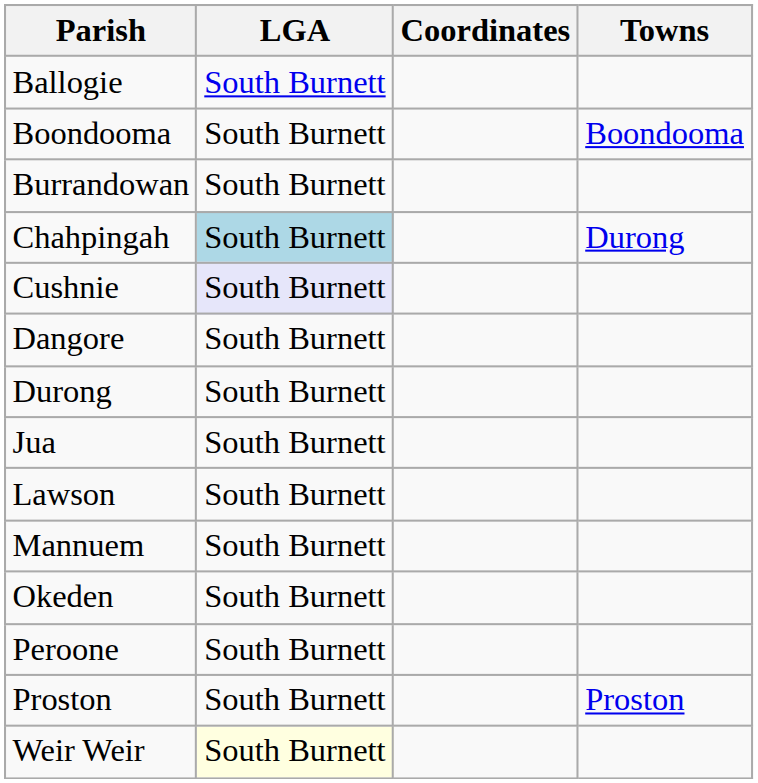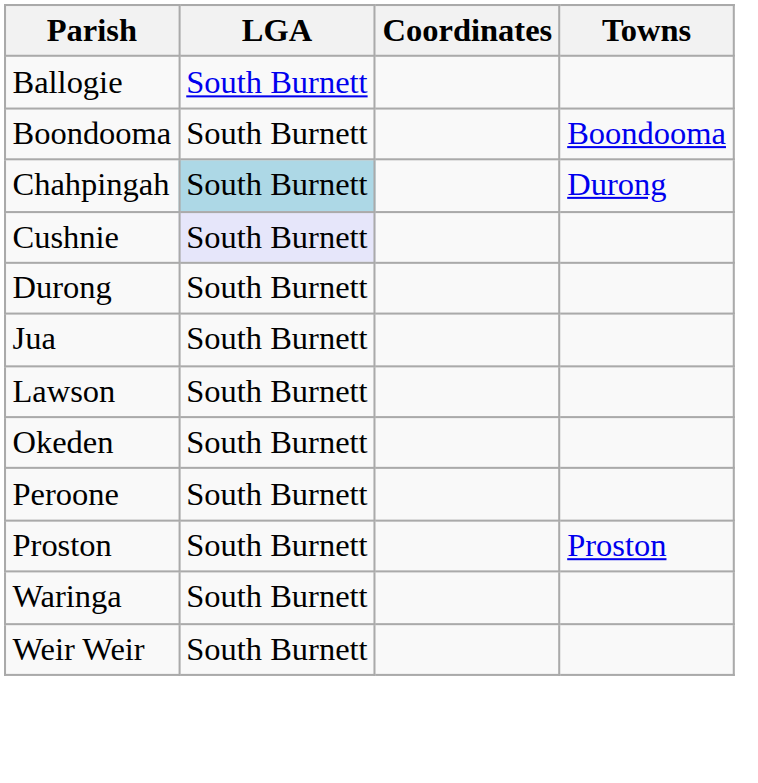- row: (101, 184)
- row: (68, 339)
- row: (78, 545)
+ row: (67, 596)
(295, 751) lightyellow background -> (277, 648) no background
